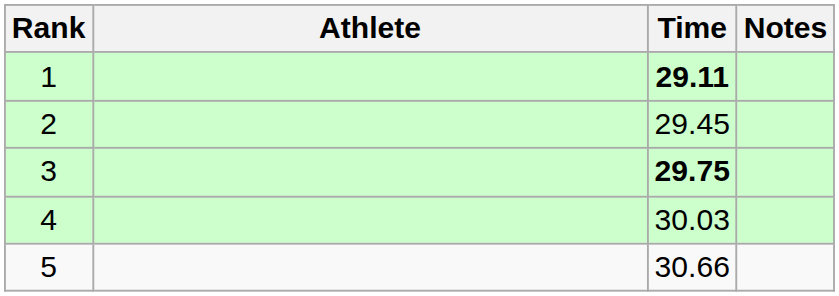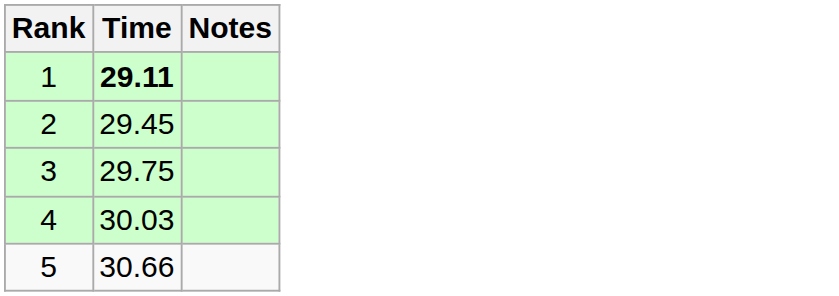- column: (370, 28)
(692, 171) bold -> (137, 171) normal
